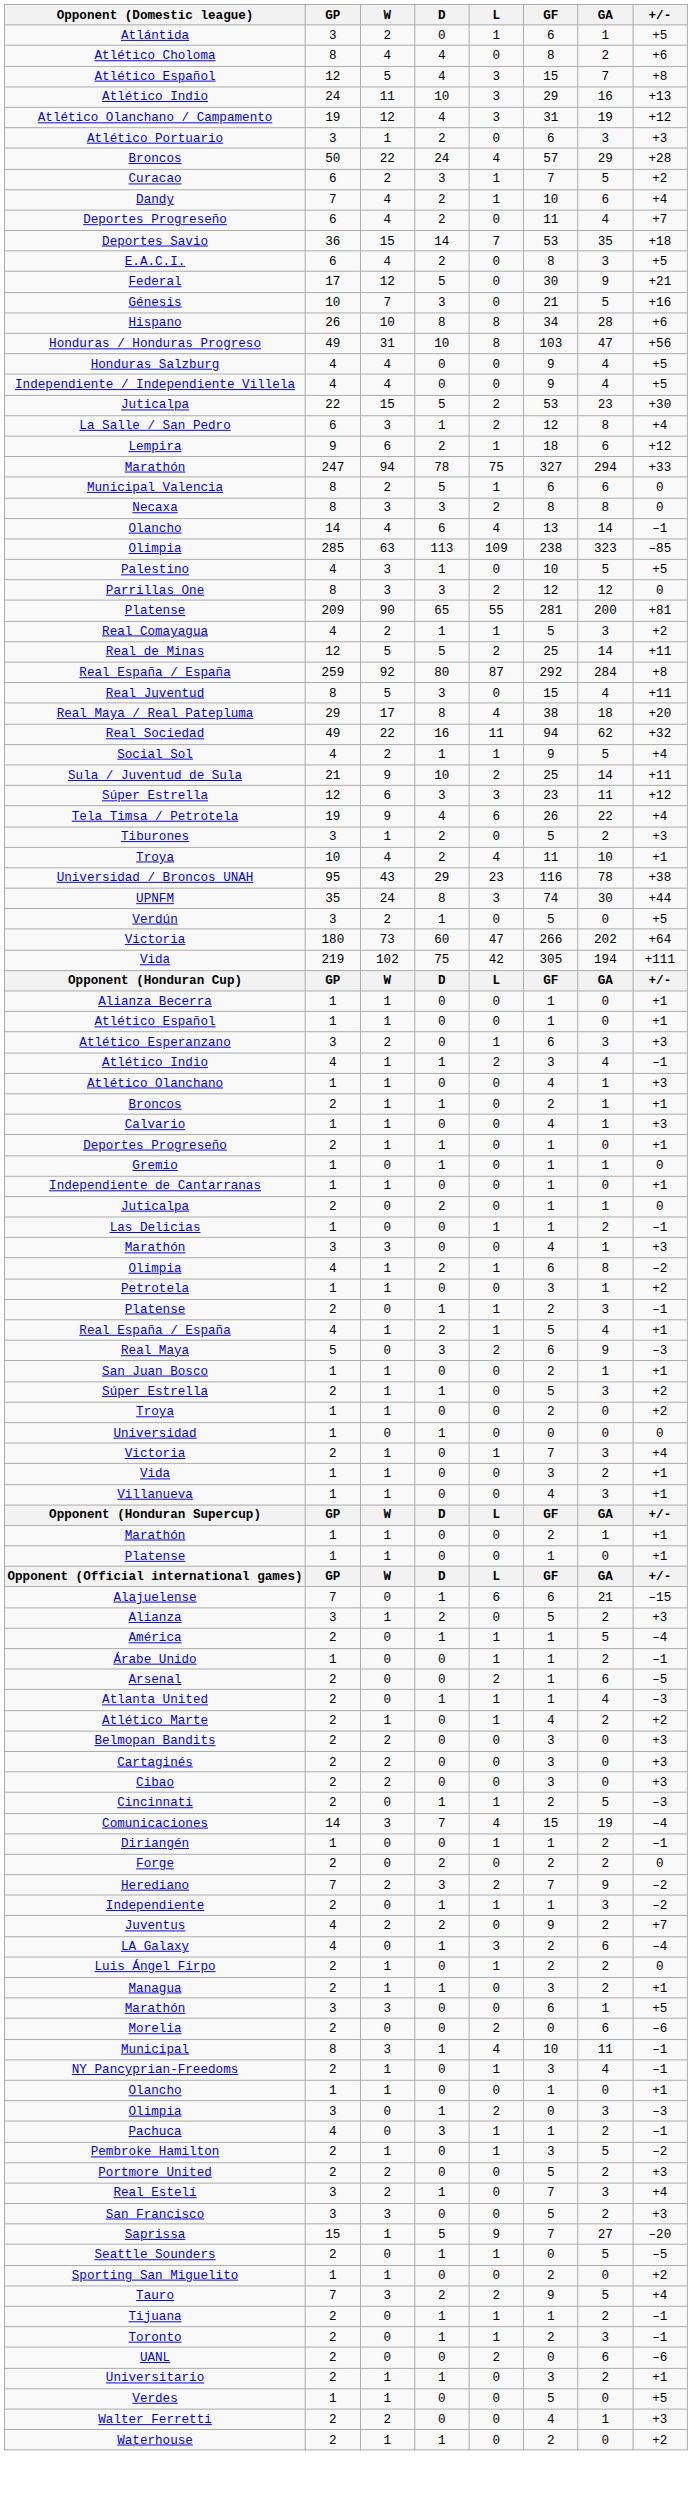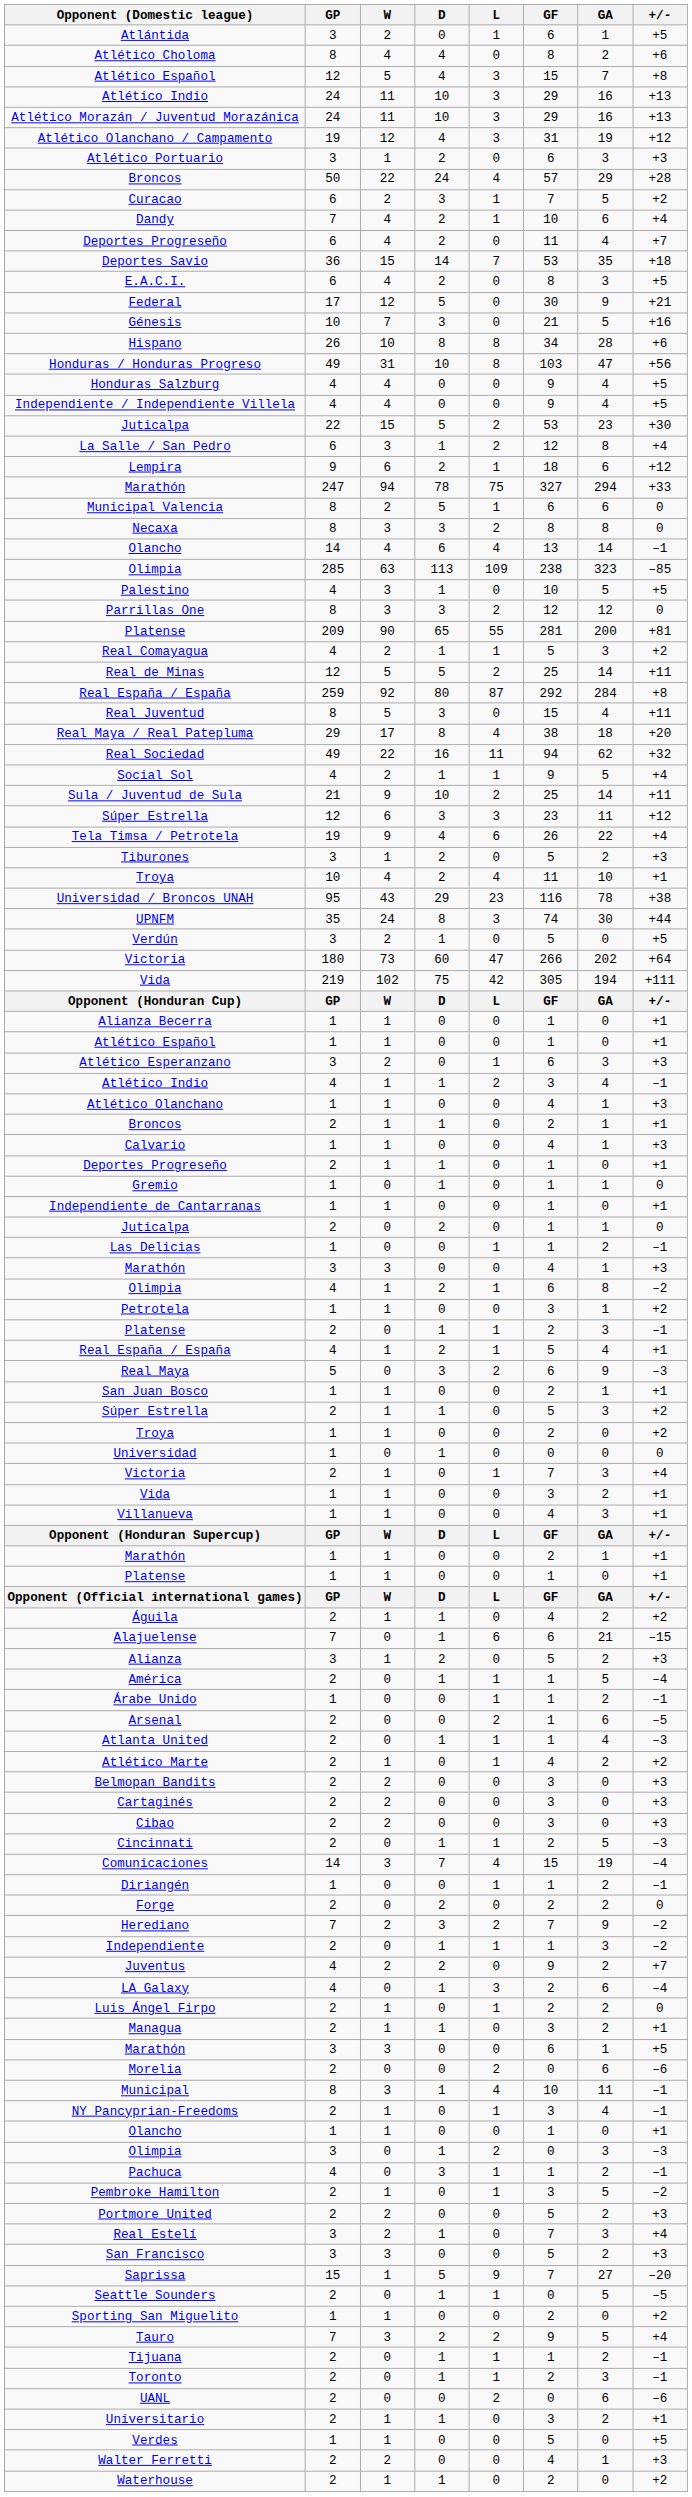+ row: (155, 118)
+ row: (155, 1618)
